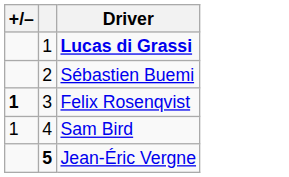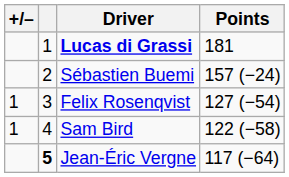+ column: (242, 18)
(14, 102) bold -> (14, 102) normal
